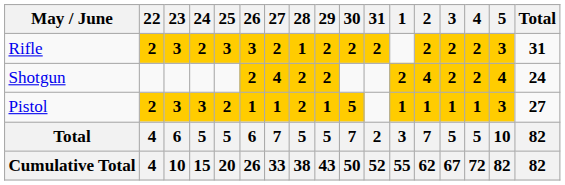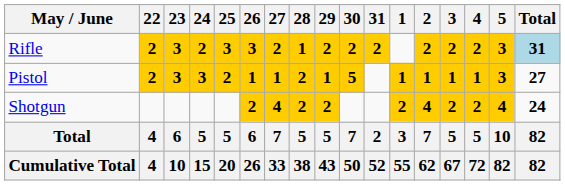(537, 48) no background -> (537, 48) lightblue background
rows swapped: (28, 107) <-> (37, 77)
